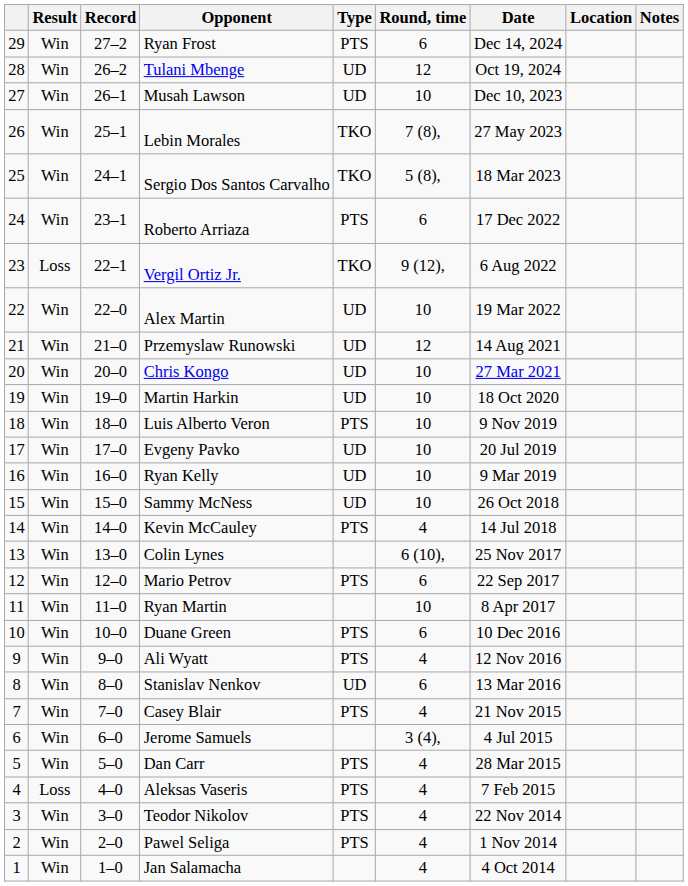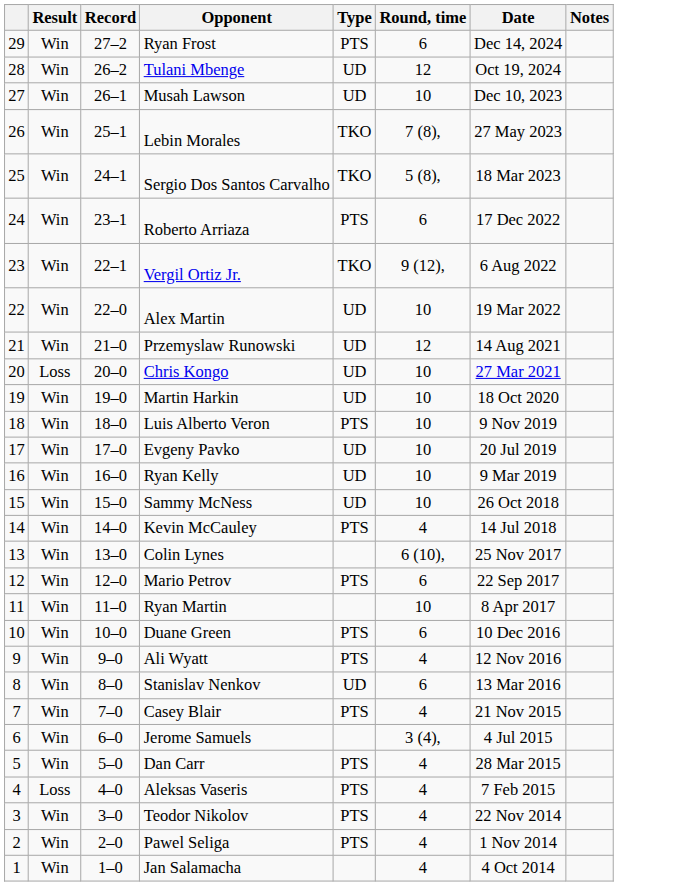- column: (601, 17)
(55, 265) Loss -> (55, 265) Win
(55, 371) Win -> (55, 371) Loss
